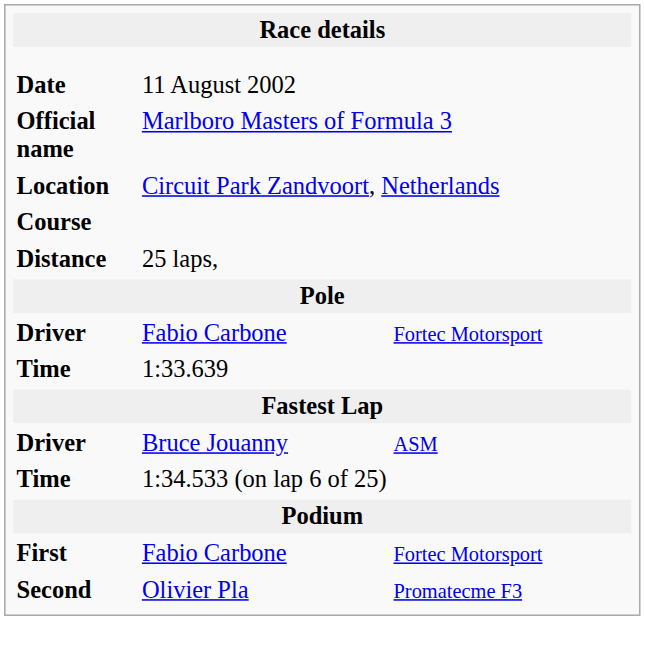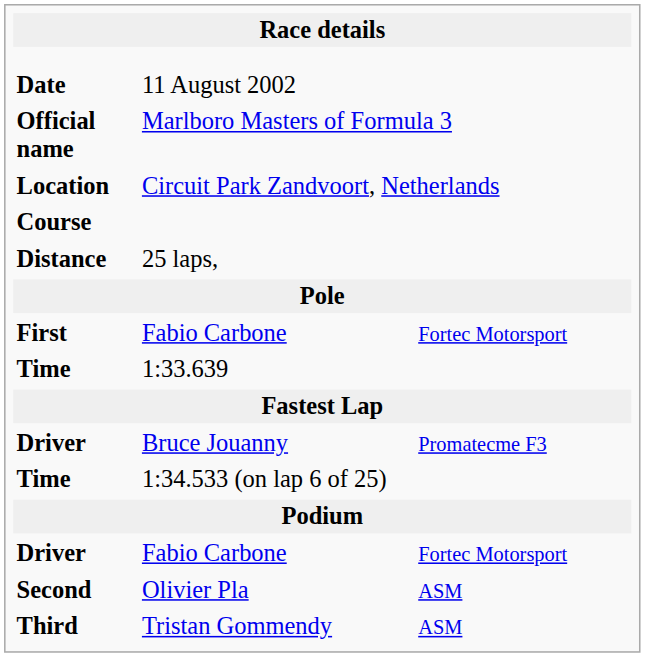rows swapped: (51, 332) <-> (42, 553)
(416, 444) ASM -> (482, 444) Promatecme F3
(458, 591) Promatecme F3 -> (440, 591) ASM
+ row: (47, 626)
